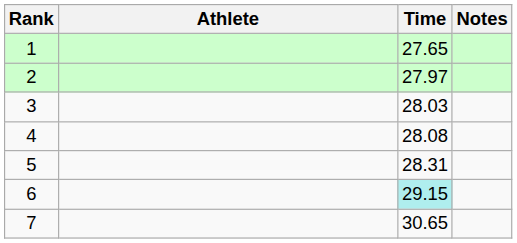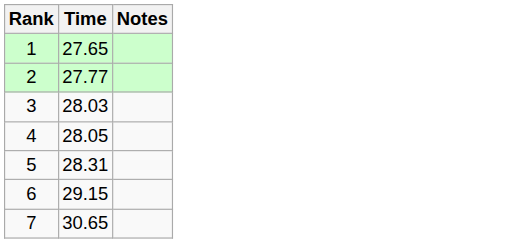- column: (228, 19)
(425, 77) 27.97 -> (85, 77) 27.77
(425, 135) 28.08 -> (85, 135) 28.05
(425, 194) paleturquoise background -> (85, 194) no background
